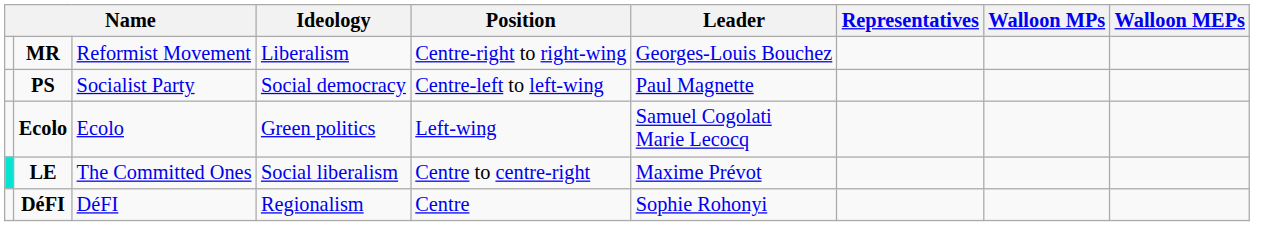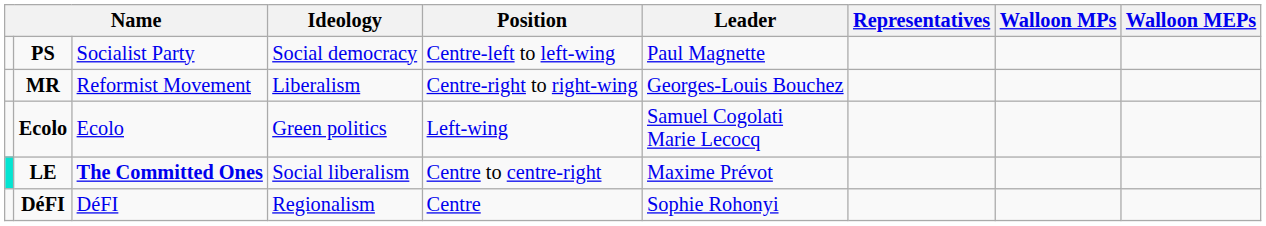rows swapped: (43, 85) <-> (43, 52)
(164, 172) normal -> (170, 172) bold
